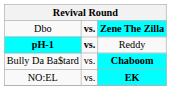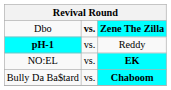(89, 45) bold -> (89, 45) normal
rows swapped: (43, 61) <-> (43, 77)
